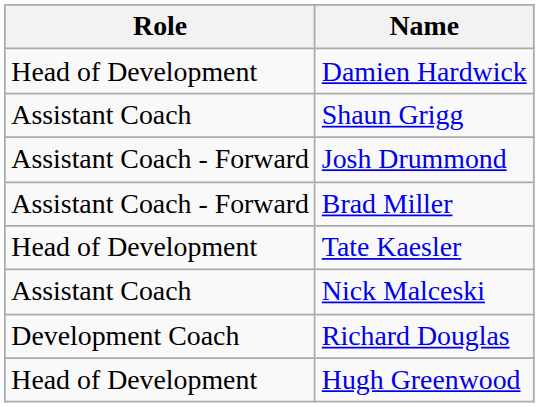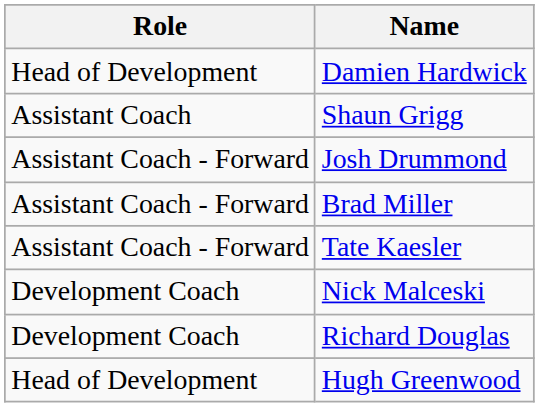(134, 247) Head of Development -> (160, 247) Assistant Coach - Forward
(101, 291) Assistant Coach -> (125, 291) Development Coach
